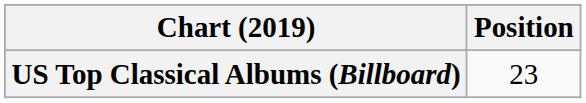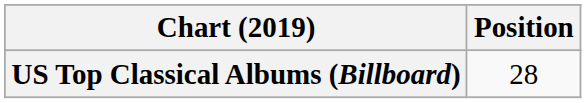(524, 73) 23 -> (524, 73) 28
